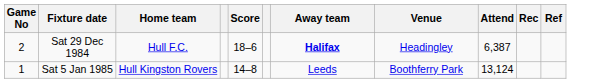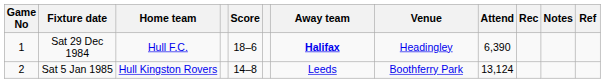+ column: (558, 18)
(21, 47) 2 -> (21, 47) 1
(497, 47) 6,387 -> (497, 47) 6,390
(21, 70) 1 -> (21, 70) 2
